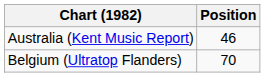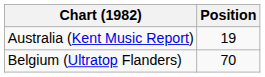(228, 38) 46 -> (228, 38) 19
